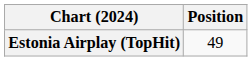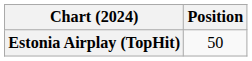(215, 42) 49 -> (215, 42) 50
